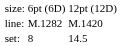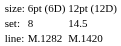rows swapped: (12, 38) <-> (14, 23)
